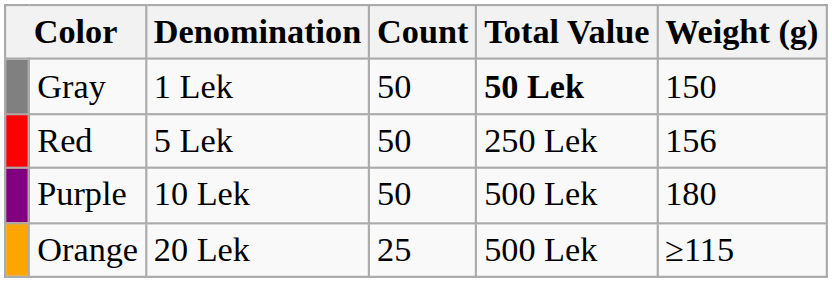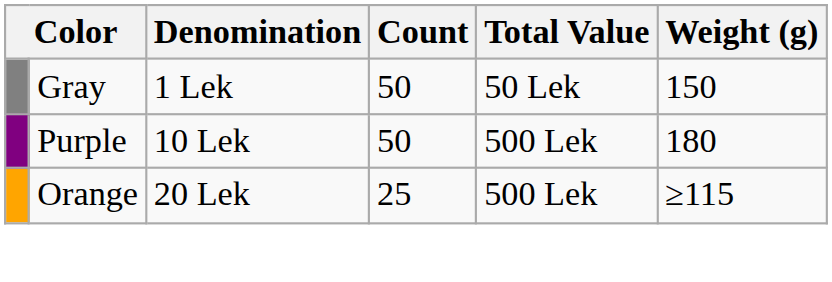(534, 85) bold -> (532, 85) normal
- row: (65, 140)
